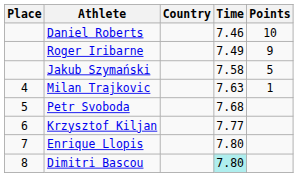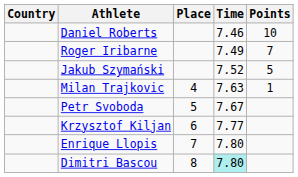columns swapped: (24, 14) <-> (187, 14)
(270, 51) 9 -> (270, 51) 7
(230, 70) 7.58 -> (230, 70) 7.52
(230, 107) 7.68 -> (230, 107) 7.67
